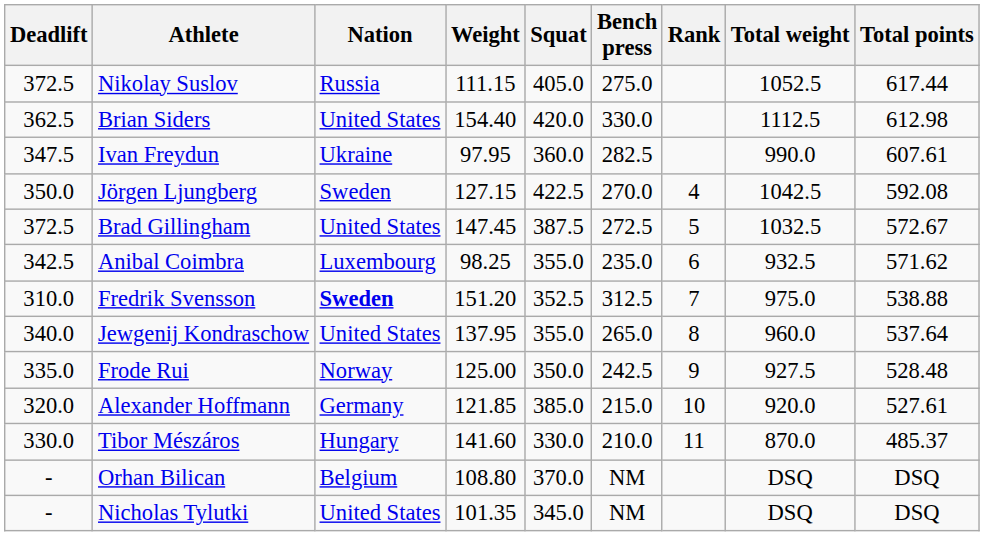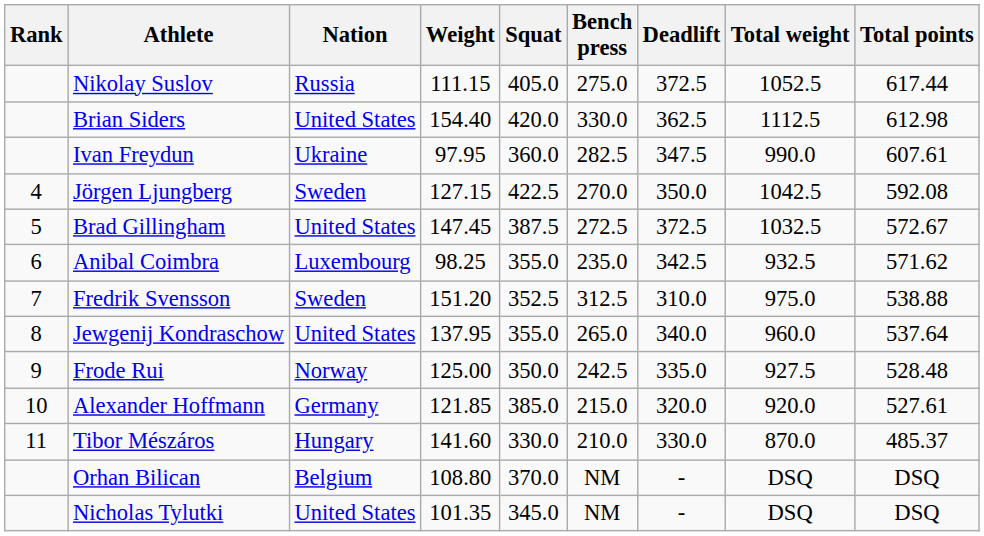columns swapped: (694, 35) <-> (49, 35)
(357, 298) bold -> (330, 298) normal
